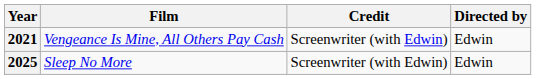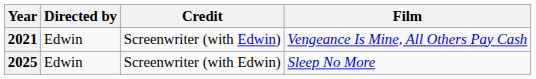columns swapped: (164, 16) <-> (491, 16)
